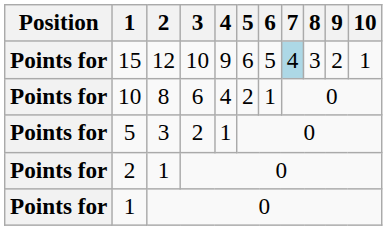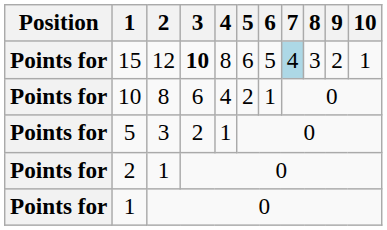(197, 59) normal -> (197, 59) bold
(226, 59) 9 -> (226, 59) 8
